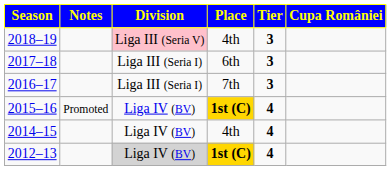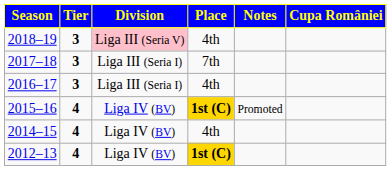columns swapped: (270, 16) <-> (86, 16)
(231, 62) 6th -> (211, 62) 7th
(231, 85) 7th -> (211, 85) 4th
(160, 154) lightgrey background -> (140, 154) no background
